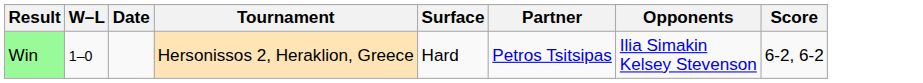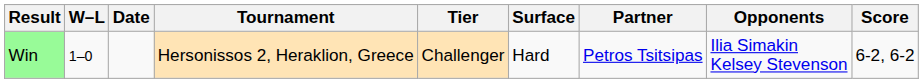+ column: (463, 18)
